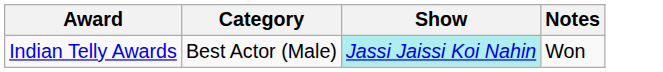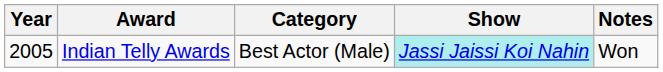+ column: (31, 20)
